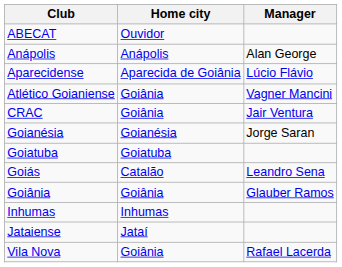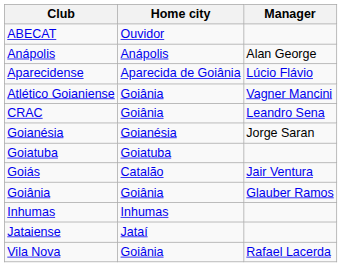(280, 113) Jair Ventura -> (286, 113) Leandro Sena
(286, 172) Leandro Sena -> (280, 172) Jair Ventura
